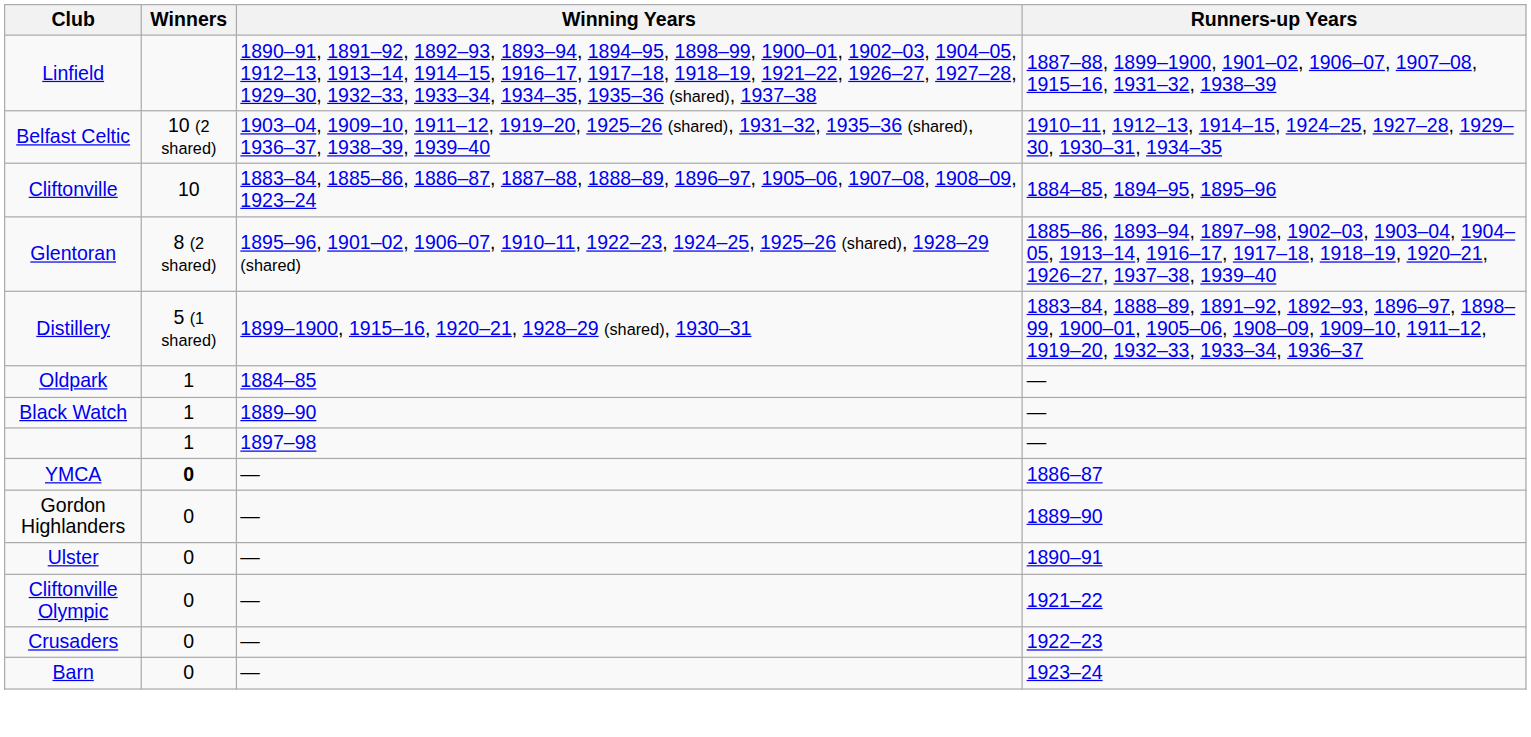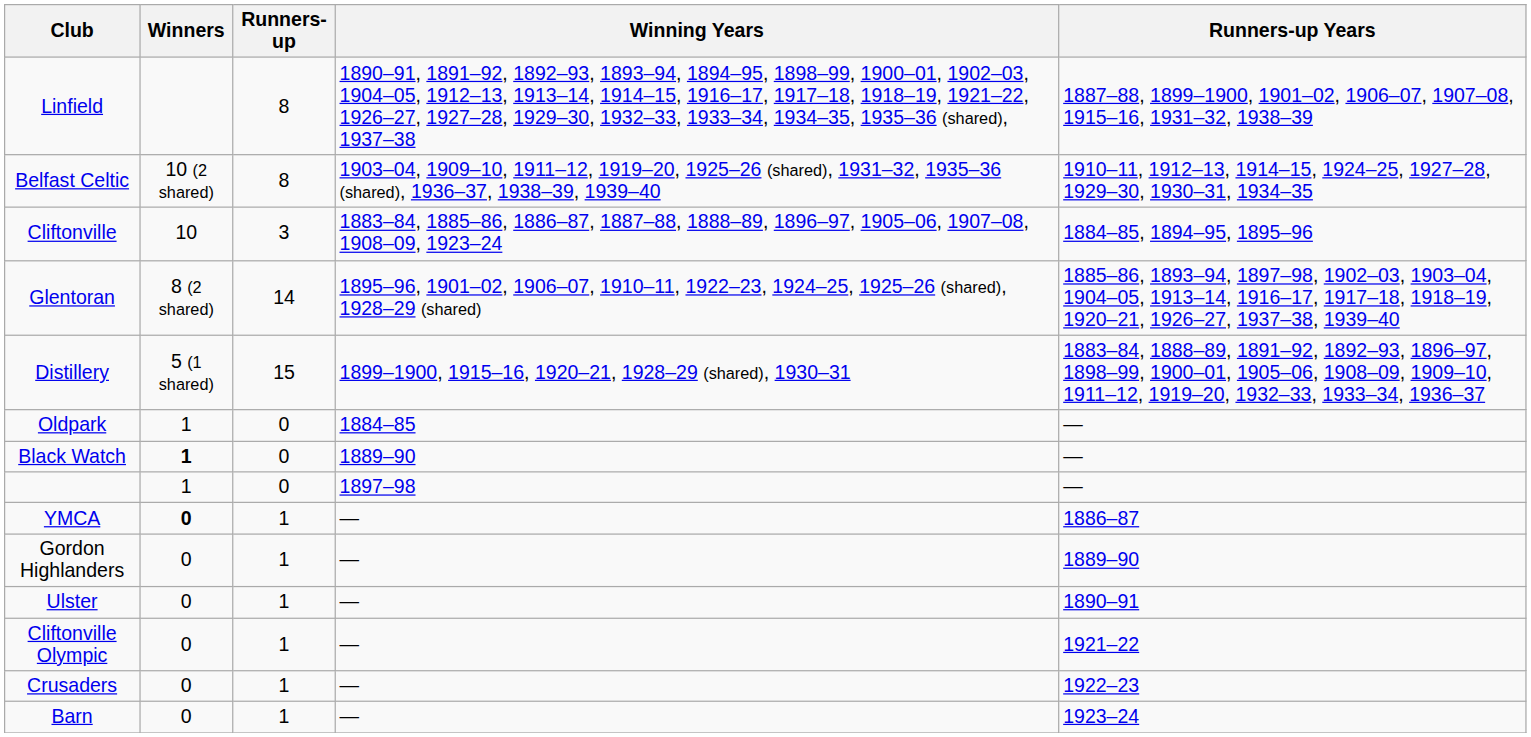+ column: (284, 30)
(189, 412) normal -> (186, 456) bold
